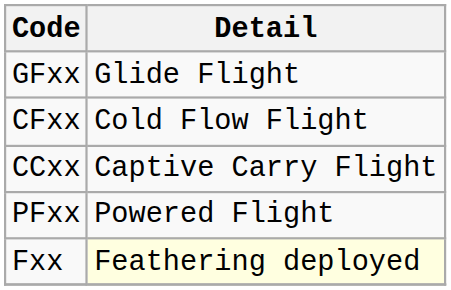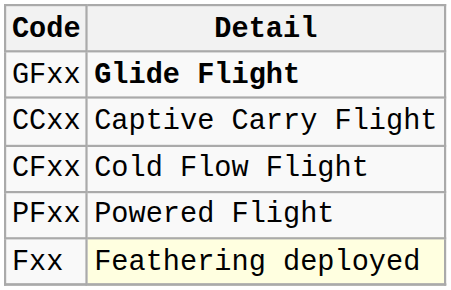(197, 75) normal -> (197, 75) bold
rows swapped: (46, 168) <-> (46, 122)
